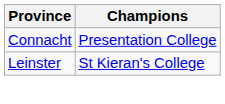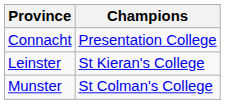+ row: (35, 87)
